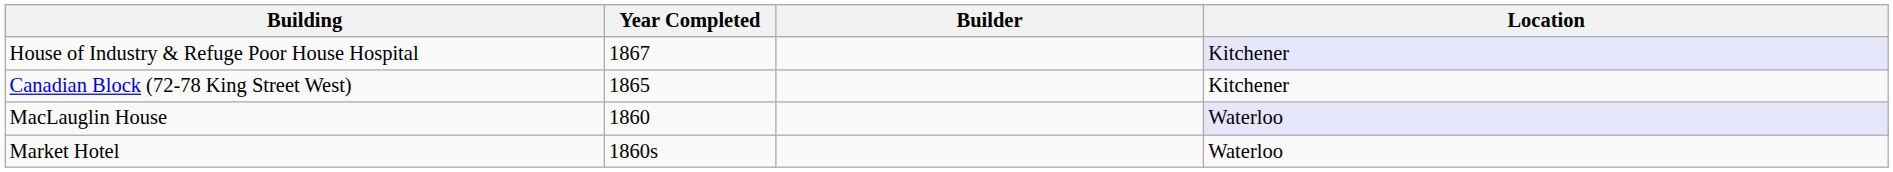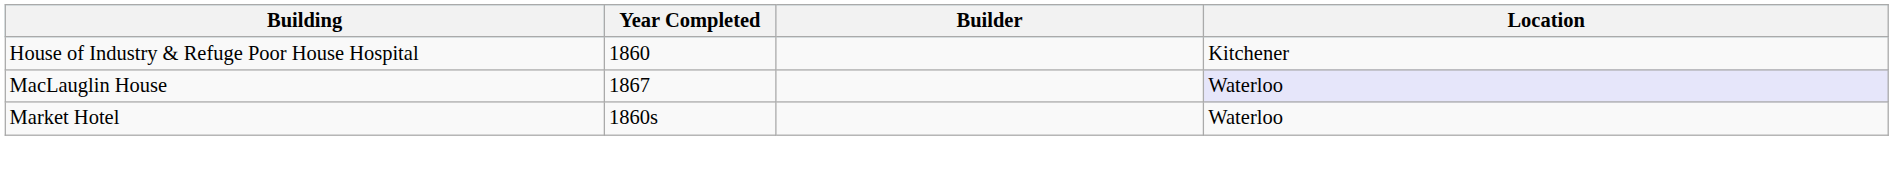(629, 53) 1867 -> (629, 53) 1860
(1249, 53) lavender background -> (1249, 53) no background
- row: (181, 85)
(629, 118) 1860 -> (629, 85) 1867
